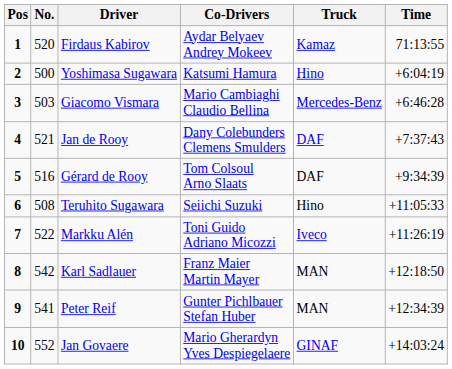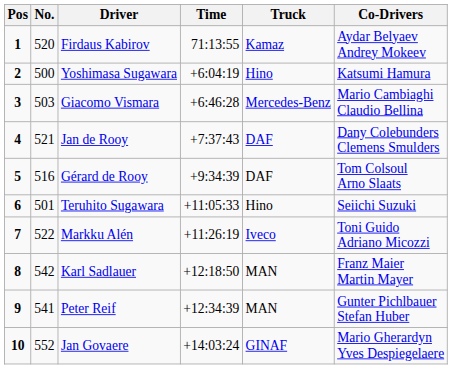columns swapped: (237, 15) <-> (416, 15)
(44, 205) 508 -> (44, 205) 501
